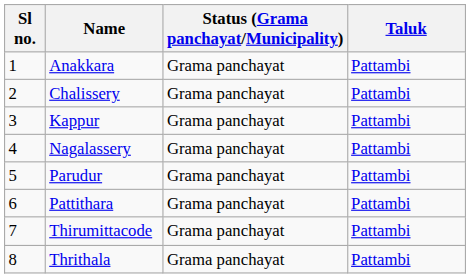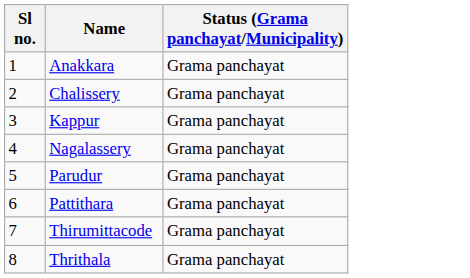- column: (406, 28)
